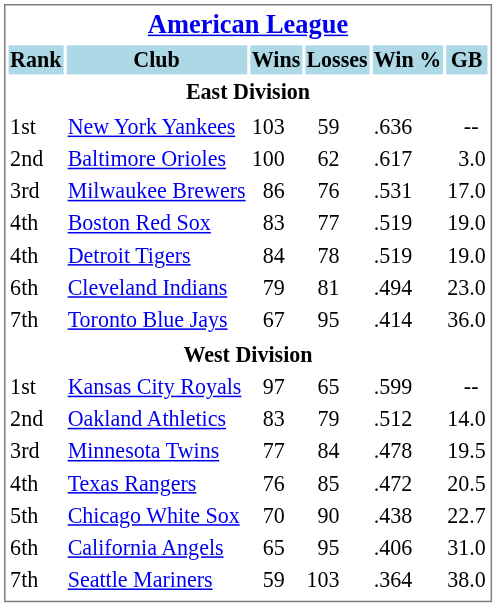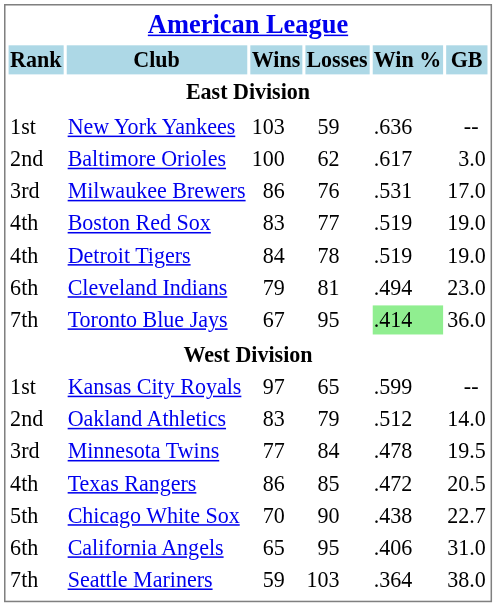(393, 319) no background -> (393, 319) lightgreen background
(268, 483) 76 -> (268, 483) 86
